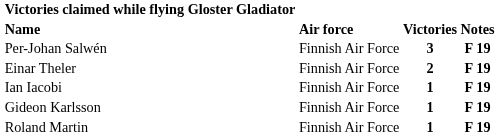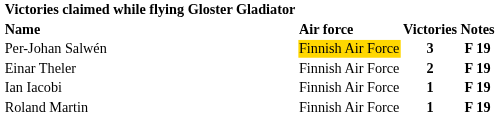(349, 48) no background -> (349, 48) gold background
- row: (53, 107)
